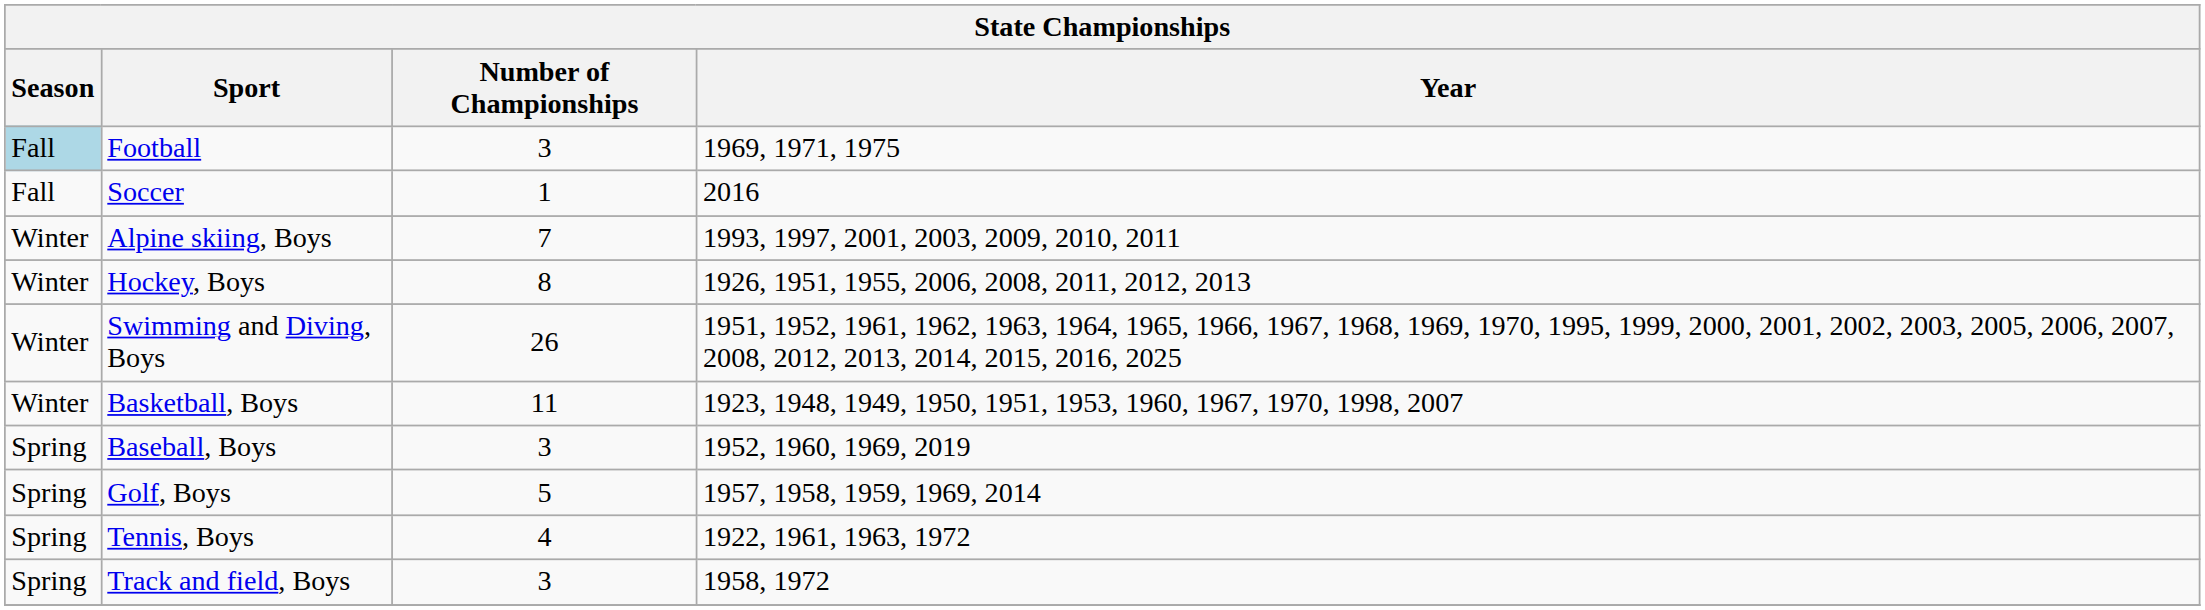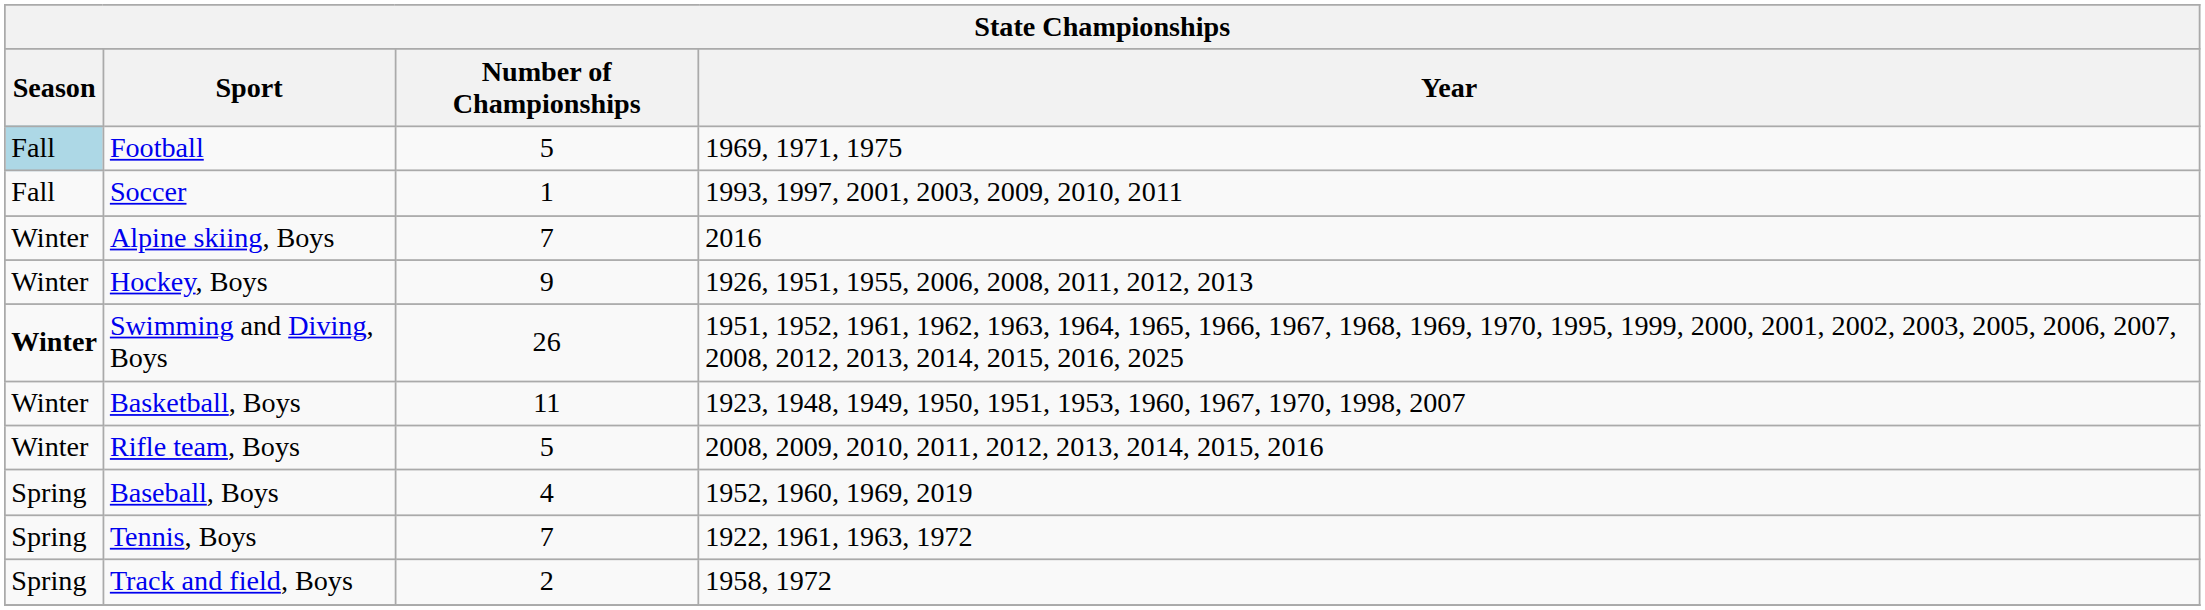(544, 147) 3 -> (547, 147) 5
(731, 192) 2016 -> (944, 192) 1993, 1997, 2001, 2003, 2009, 2010, 2011
(942, 237) 1993, 1997, 2001, 2003, 2009, 2010, 2011 -> (733, 237) 2016
(544, 281) 8 -> (547, 281) 9
(50, 342) normal -> (54, 342) bold
+ row: (205, 447)
(544, 447) 3 -> (547, 492) 4
- row: (169, 492)
(544, 536) 4 -> (547, 536) 7
(544, 581) 3 -> (547, 581) 2
